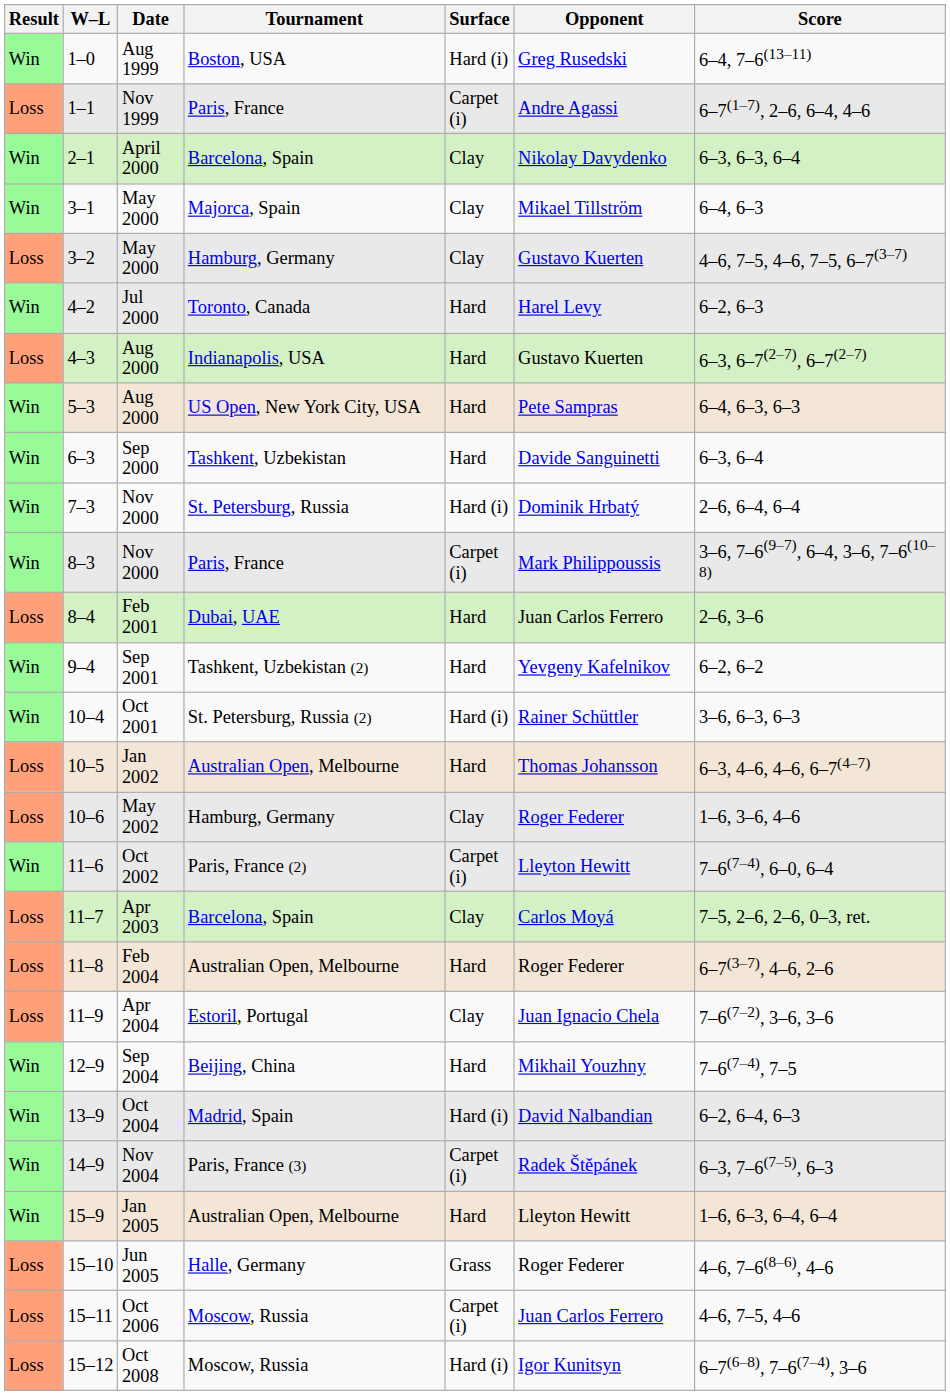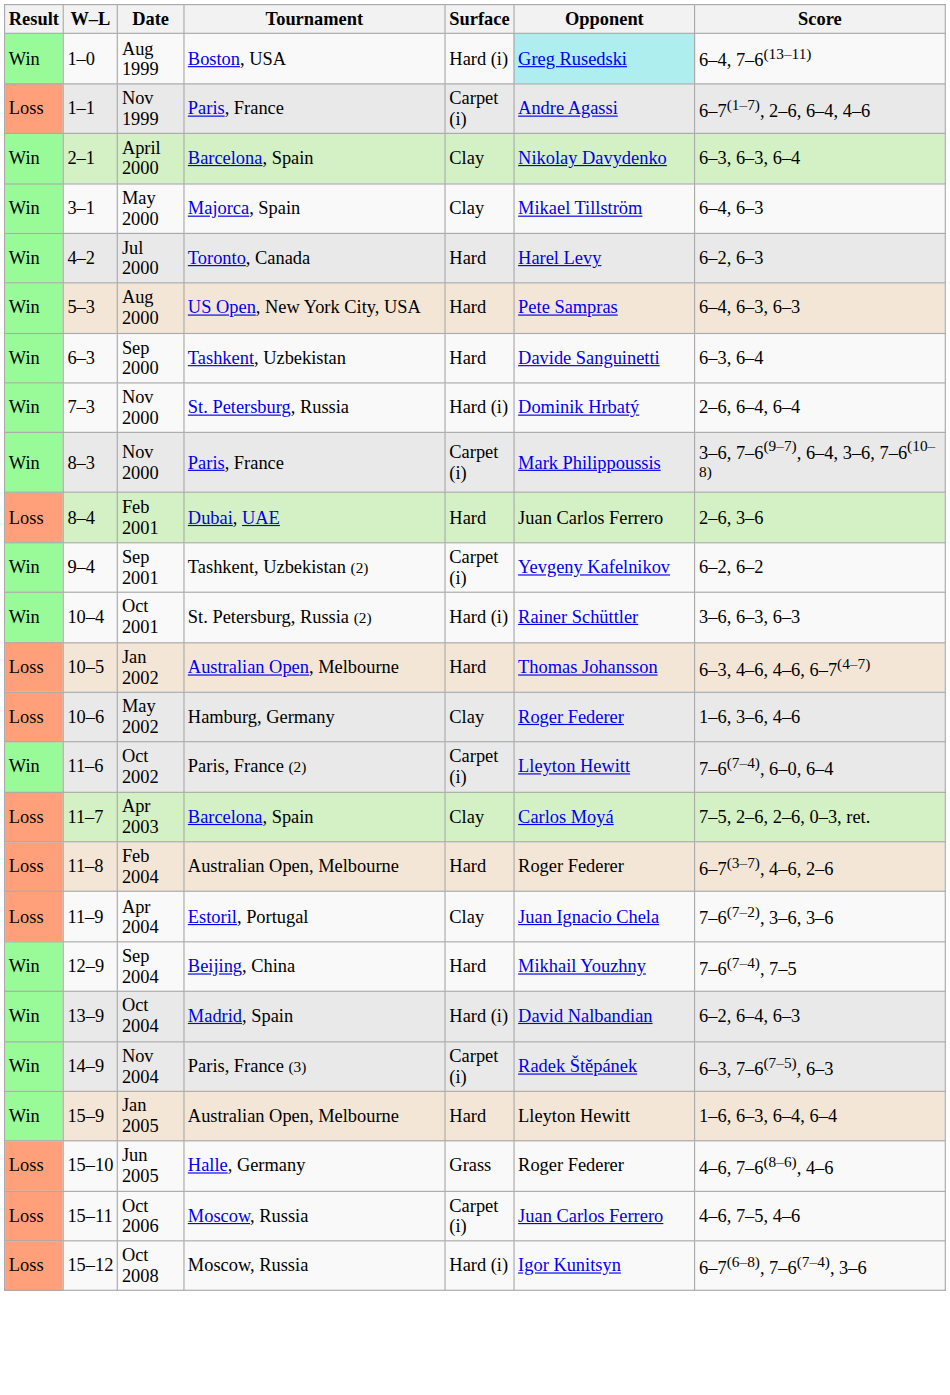(573, 58) no background -> (573, 58) paleturquoise background
- row: (81, 258)
- row: (81, 357)
(468, 667) Hard -> (474, 567) Carpet (i)
